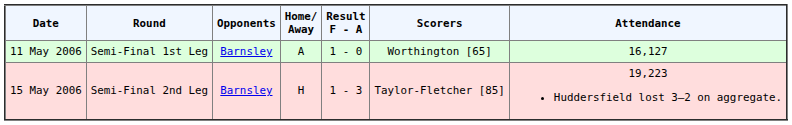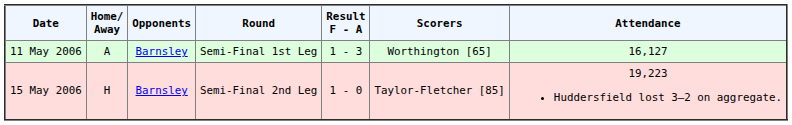columns swapped: (149, 23) <-> (301, 23)
(346, 52) 1 - 0 -> (346, 52) 1 - 3
(346, 91) 1 - 3 -> (346, 91) 1 - 0
